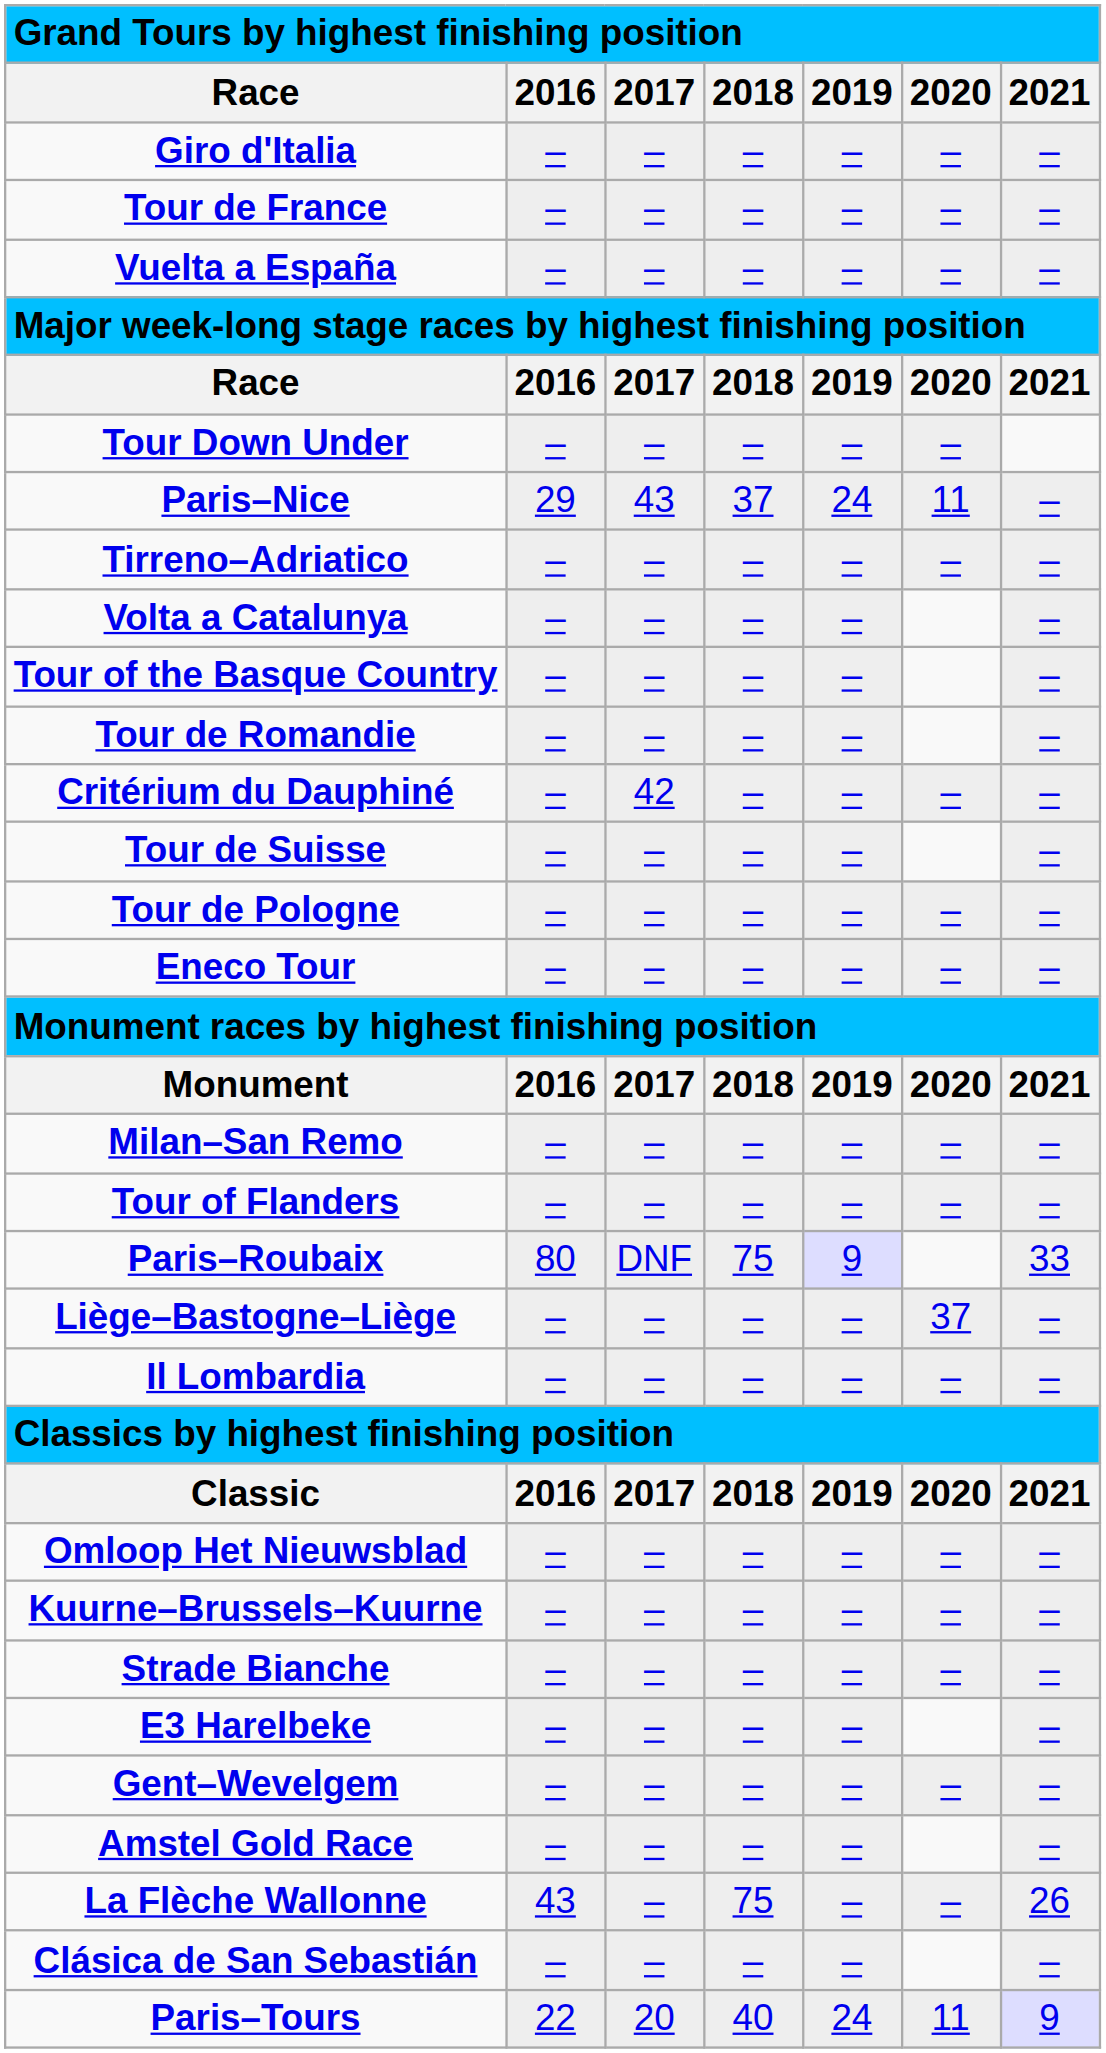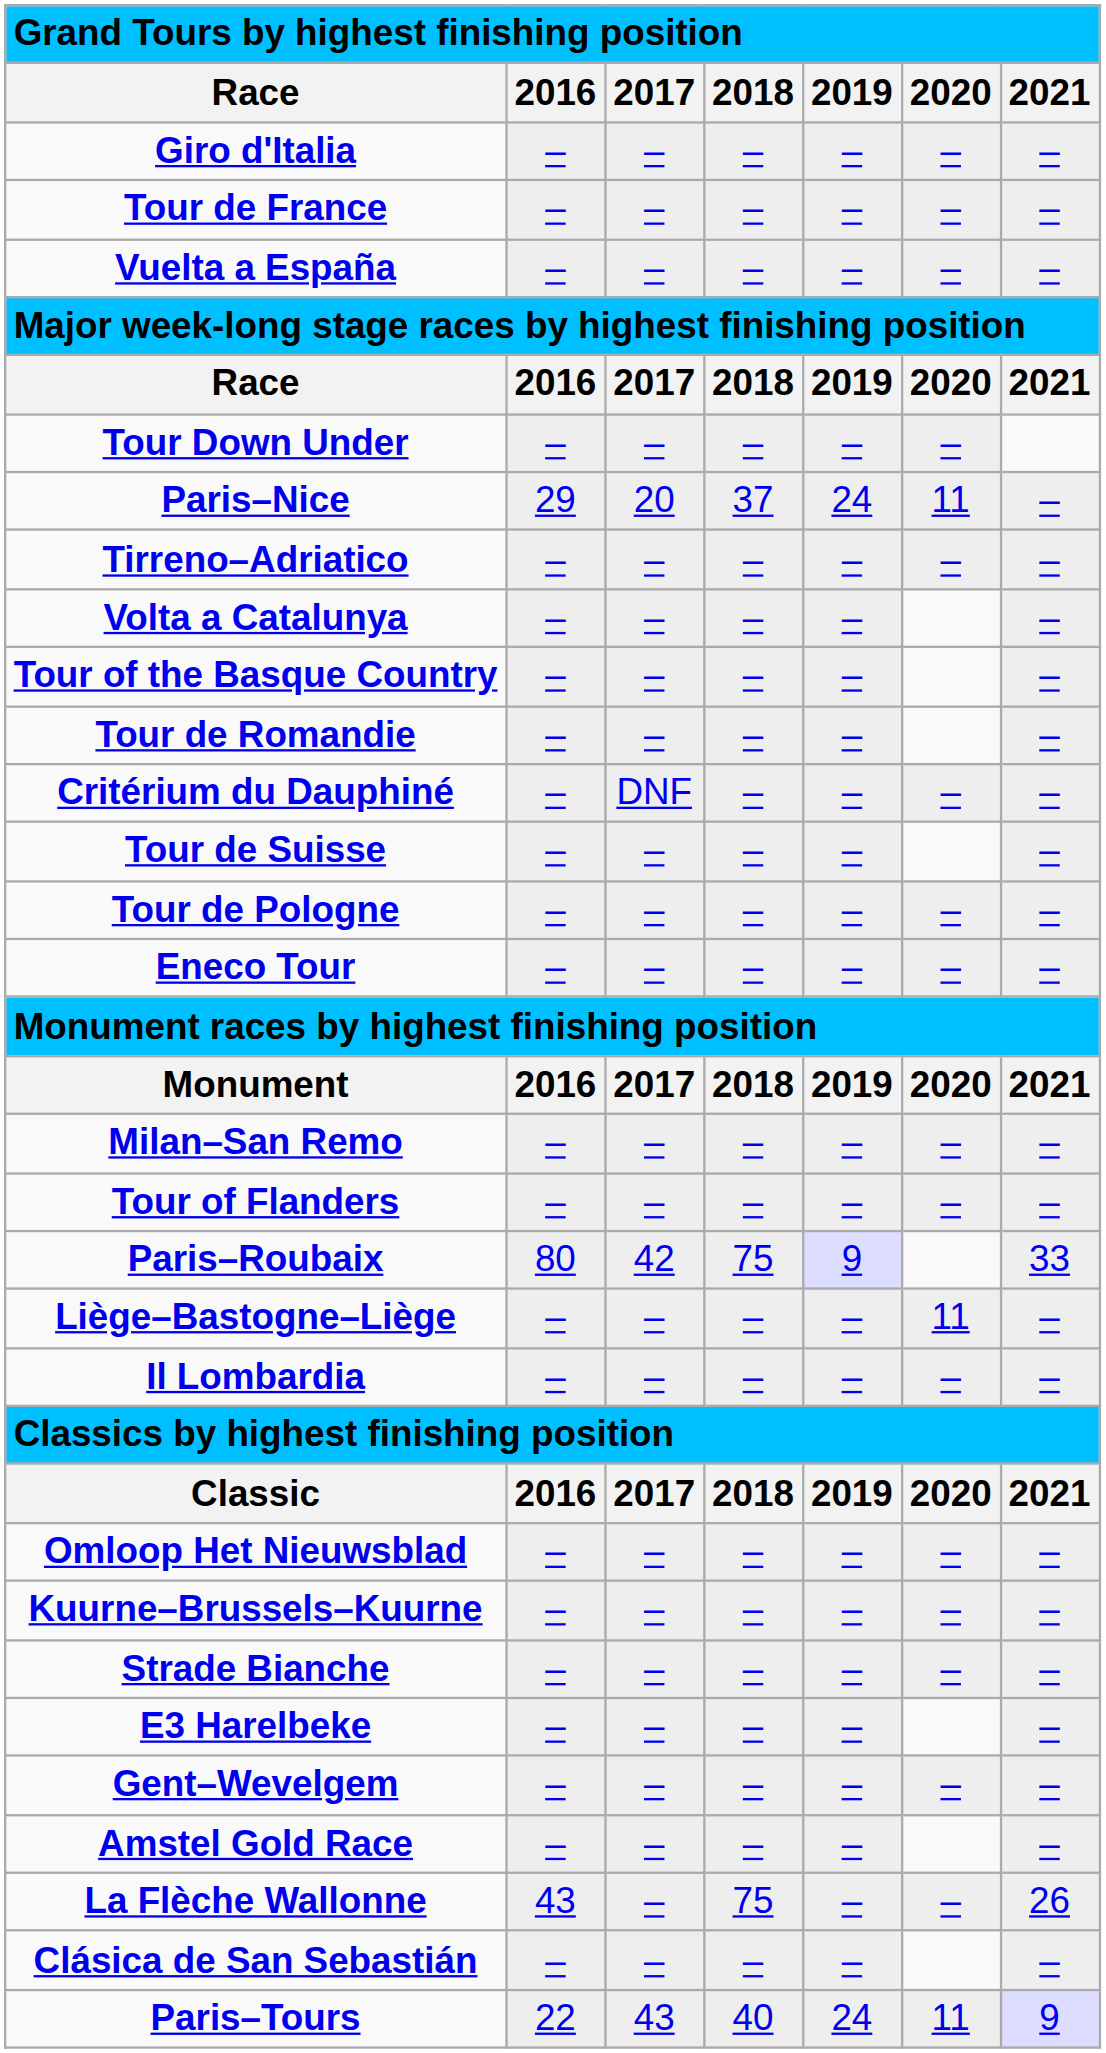(654, 500) 43 -> (654, 500) 20
(654, 792) 42 -> (654, 792) DNF
(654, 1259) DNF -> (654, 1259) 42
(951, 1317) 37 -> (951, 1317) 11
(654, 2018) 20 -> (654, 2018) 43
